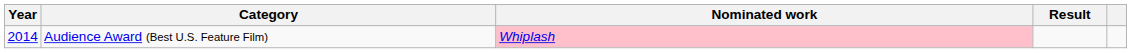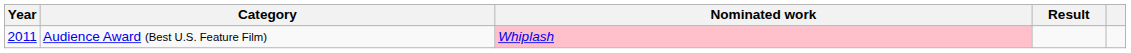(23, 36) 2014 -> (22, 36) 2011
